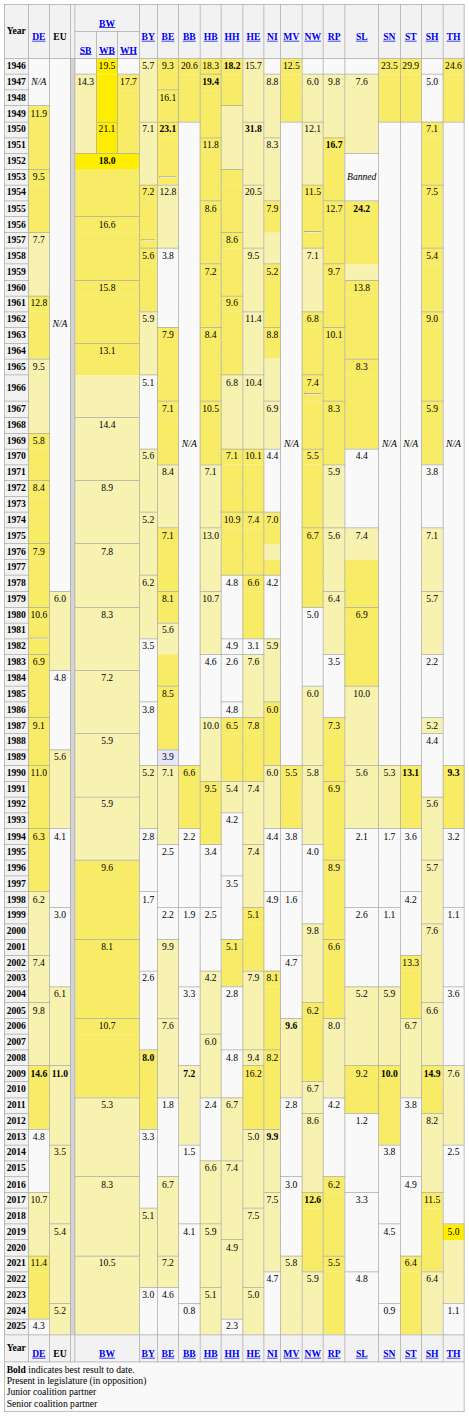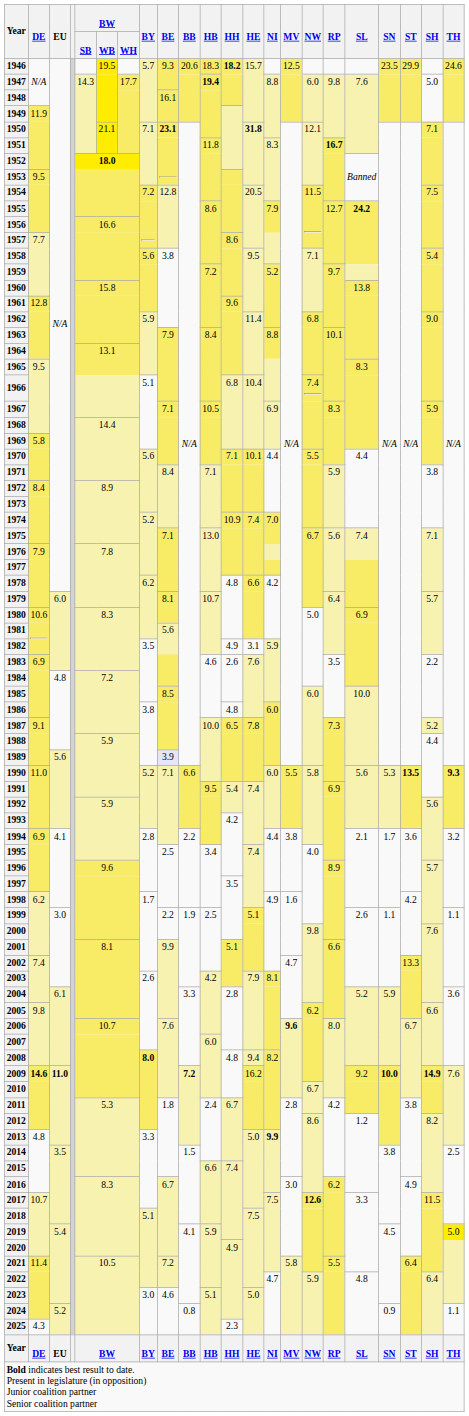(411, 773) 13.1 -> (411, 773) 13.5
(39, 836) 6.3 -> (39, 836) 6.9
